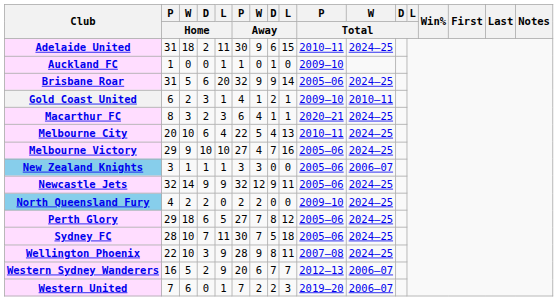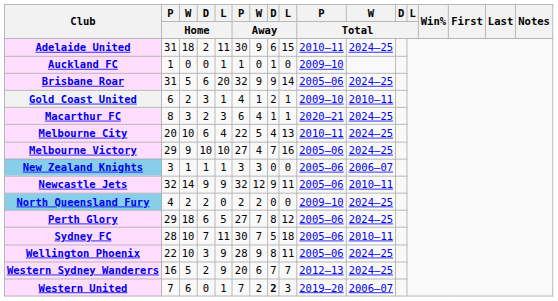(371, 185) 2024–25 -> (371, 185) 2010–11
(371, 236) 2024–25 -> (371, 236) 2010–11
(321, 253) 2007–08 -> (321, 253) 2005–06
(371, 270) 2006–07 -> (371, 270) 2024–25
(273, 288) normal -> (273, 288) bold
